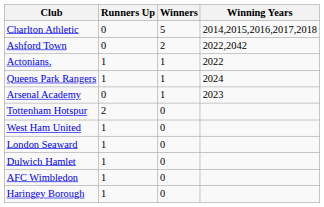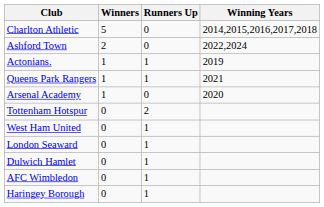columns swapped: (179, 12) <-> (128, 12)
(225, 45) 2022,2042 -> (225, 45) 2022,2024
(213, 62) 2022 -> (213, 62) 2019
(213, 78) 2024 -> (213, 78) 2021
(213, 95) 2023 -> (213, 95) 2020
